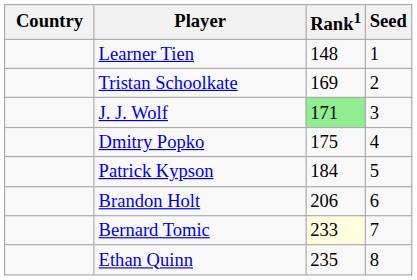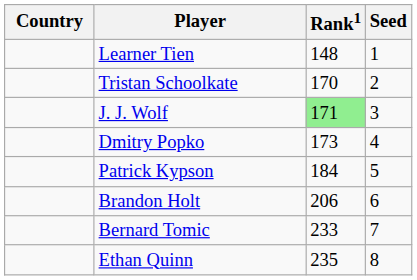(324, 83) 169 -> (324, 83) 170
(324, 141) 175 -> (324, 141) 173
(324, 230) lightyellow background -> (324, 230) no background
